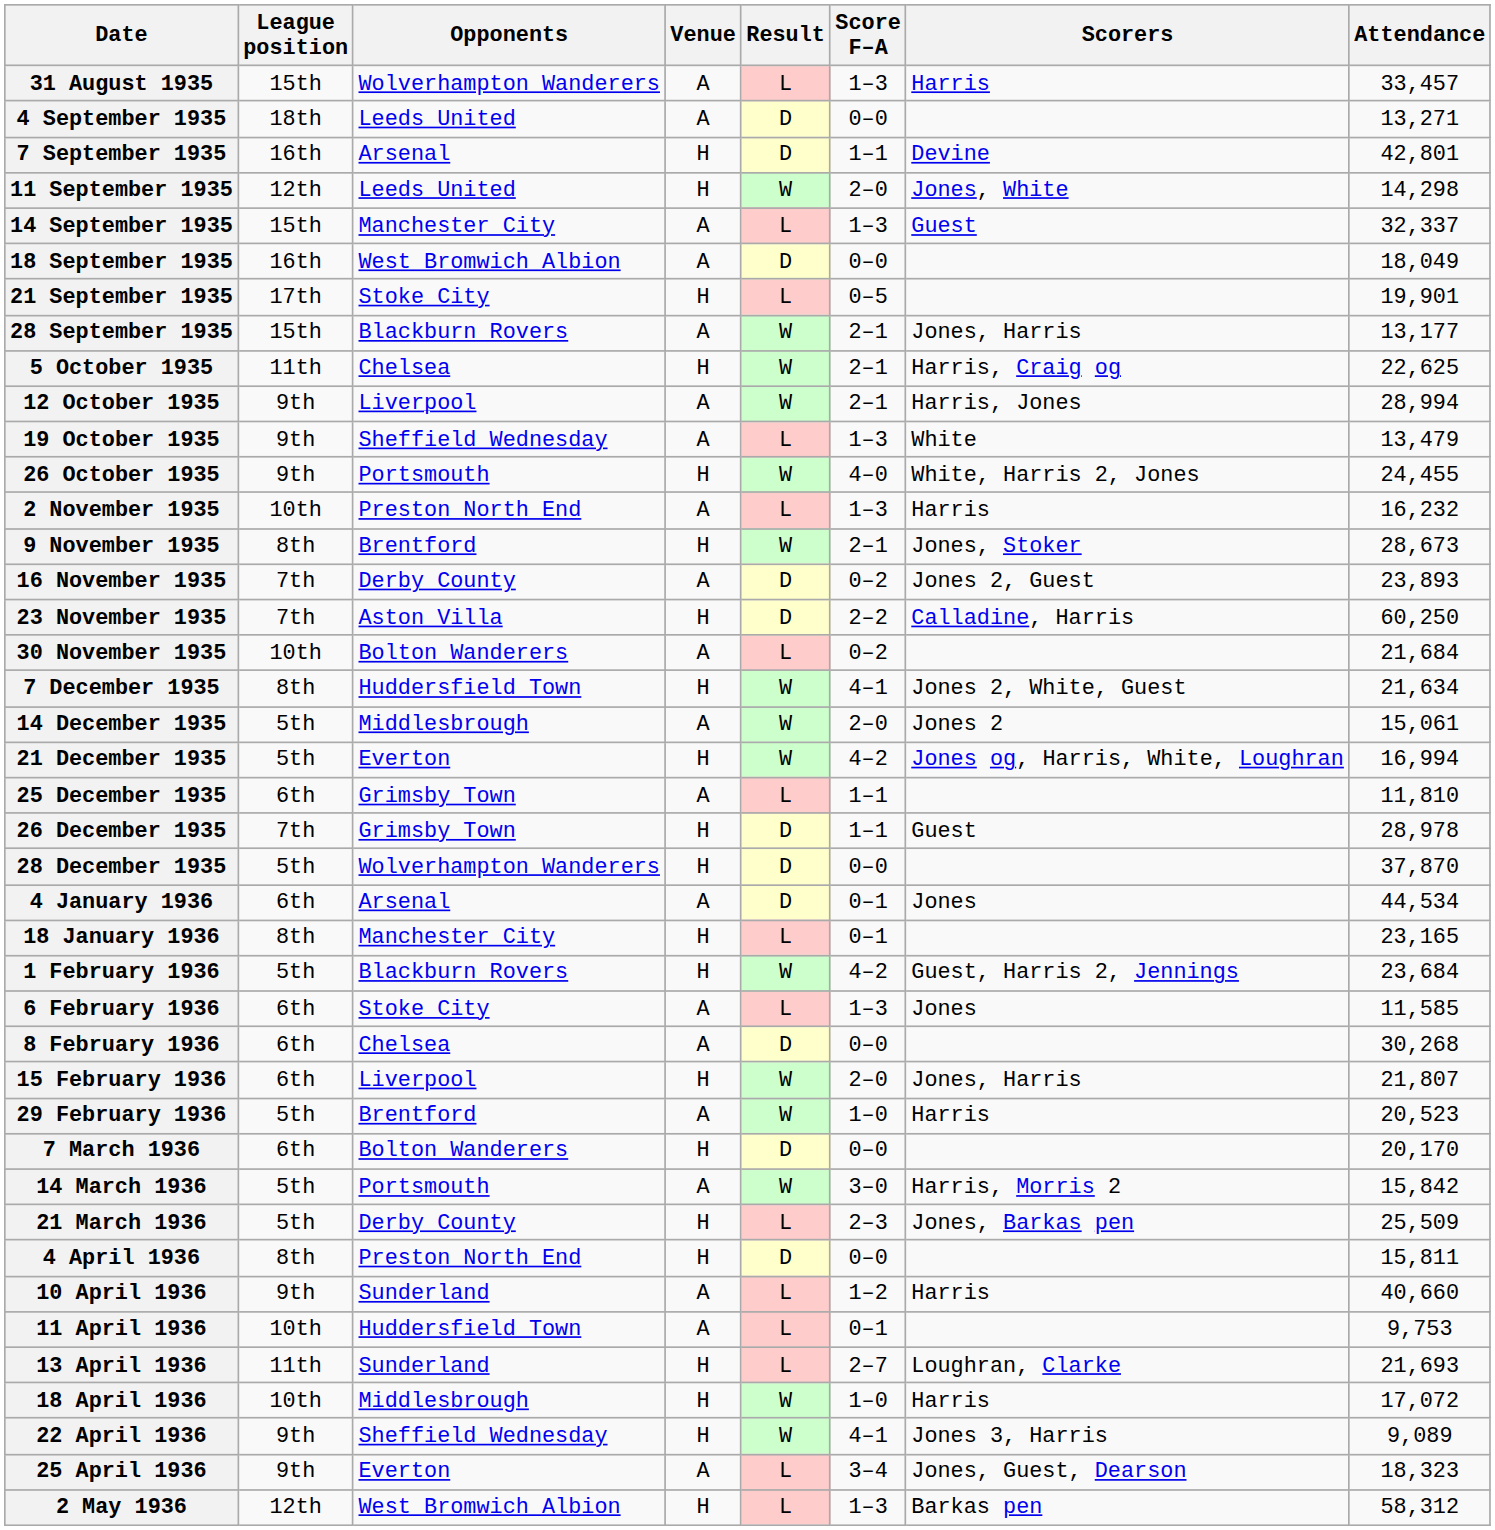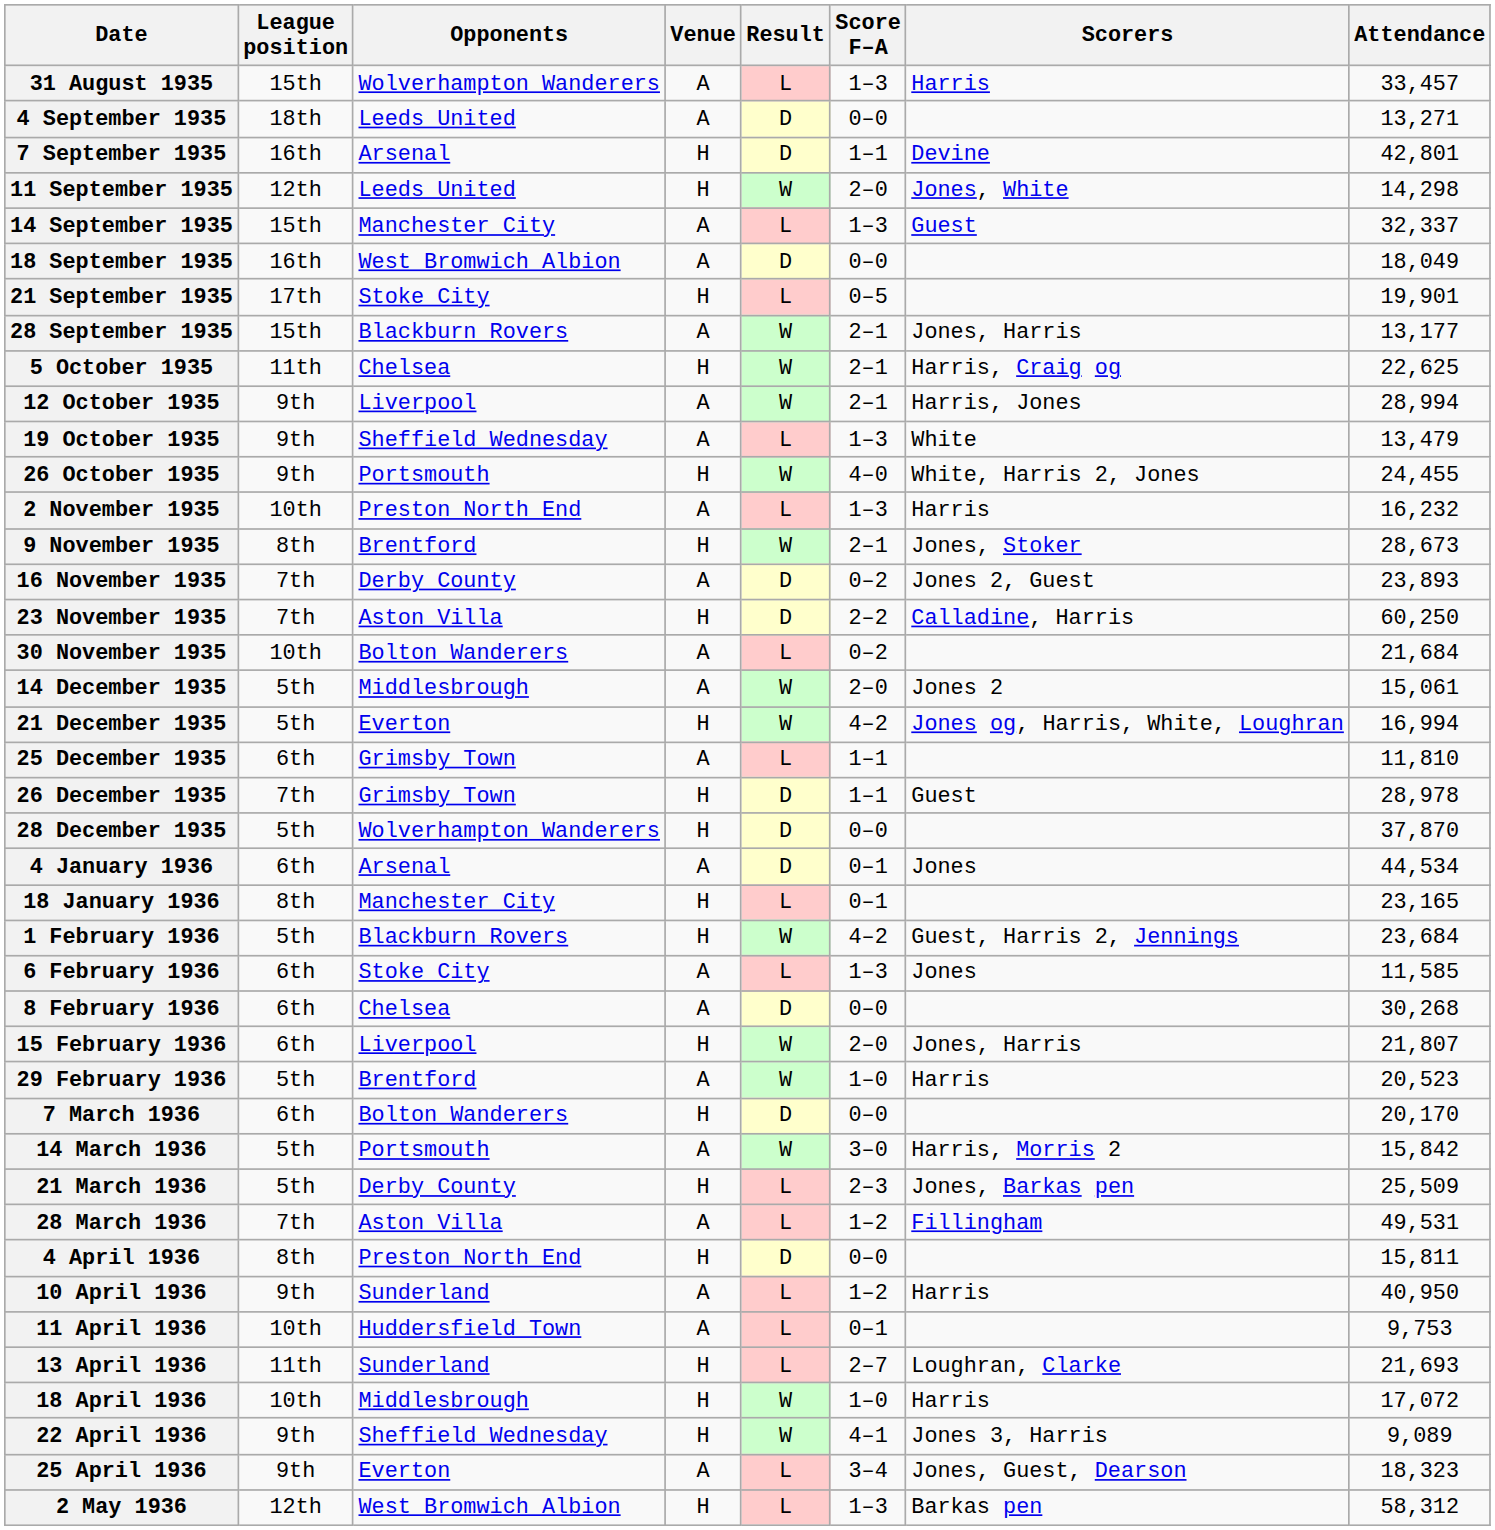- row: (121, 689)
+ row: (121, 1222)
(1420, 1294) 40,660 -> (1420, 1294) 40,950
